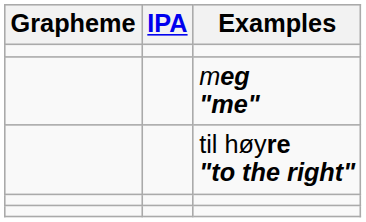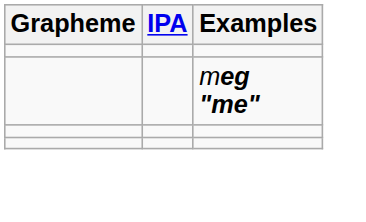- row: (73, 159)
